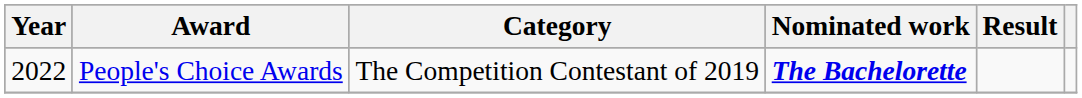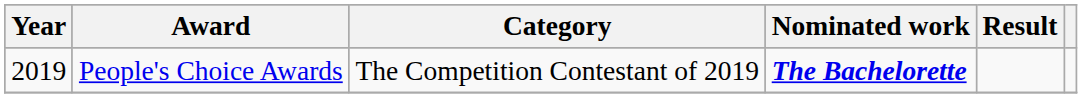(39, 69) 2022 -> (39, 69) 2019
